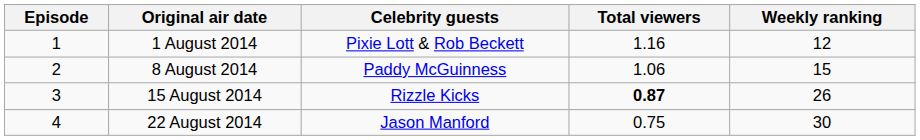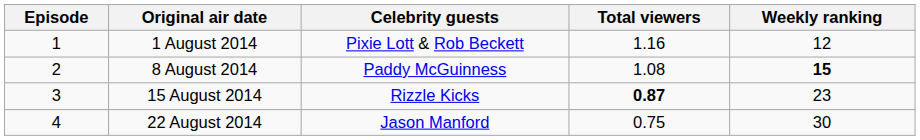(649, 69) 1.06 -> (649, 69) 1.08
(822, 69) normal -> (822, 69) bold
(822, 95) 26 -> (822, 95) 23
